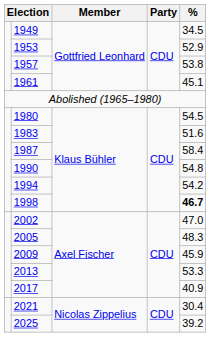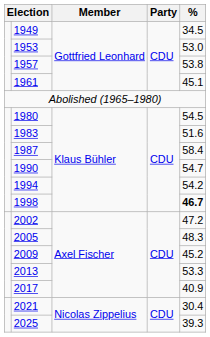(193, 47) 52.9 -> (193, 47) 53.0
(193, 168) 54.8 -> (193, 168) 54.7
(193, 220) 47.0 -> (193, 220) 47.2
(193, 254) 45.9 -> (193, 254) 45.2
(193, 323) 39.2 -> (193, 323) 39.3
